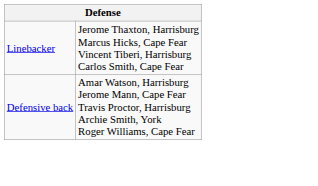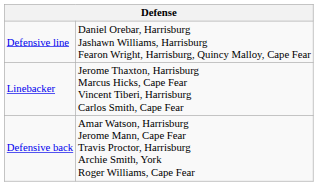+ row: (38, 42)
